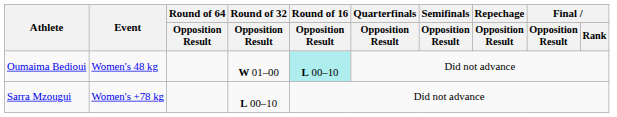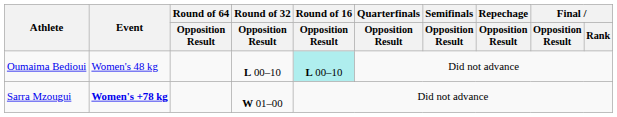(259, 73) W 01–00 -> (262, 73) L 00–10
(128, 97) normal -> (130, 97) bold
(259, 103) L 00–10 -> (262, 103) W 01–00
